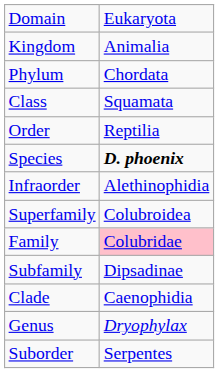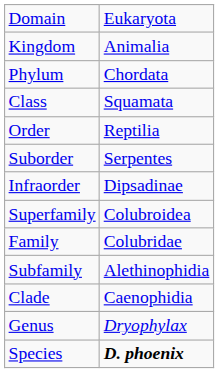rows swapped: (41, 353) <-> (35, 158)
(157, 185) Alethinophidia -> (143, 185) Dipsadinae
(143, 241) pink background -> (143, 241) no background
(143, 269) Dipsadinae -> (157, 269) Alethinophidia
